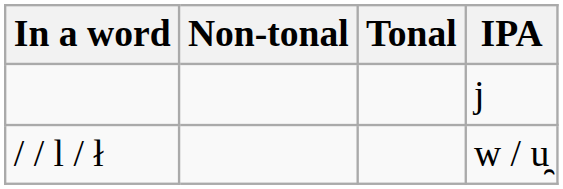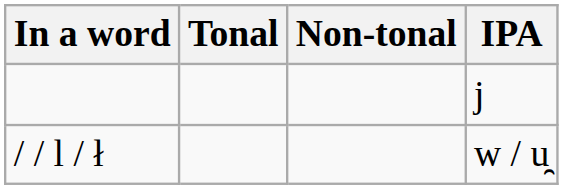columns swapped: (268, 34) <-> (411, 34)
